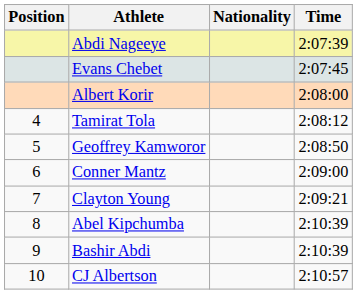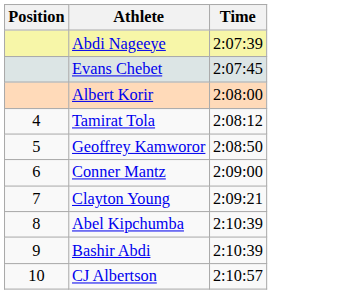- column: (252, 17)
